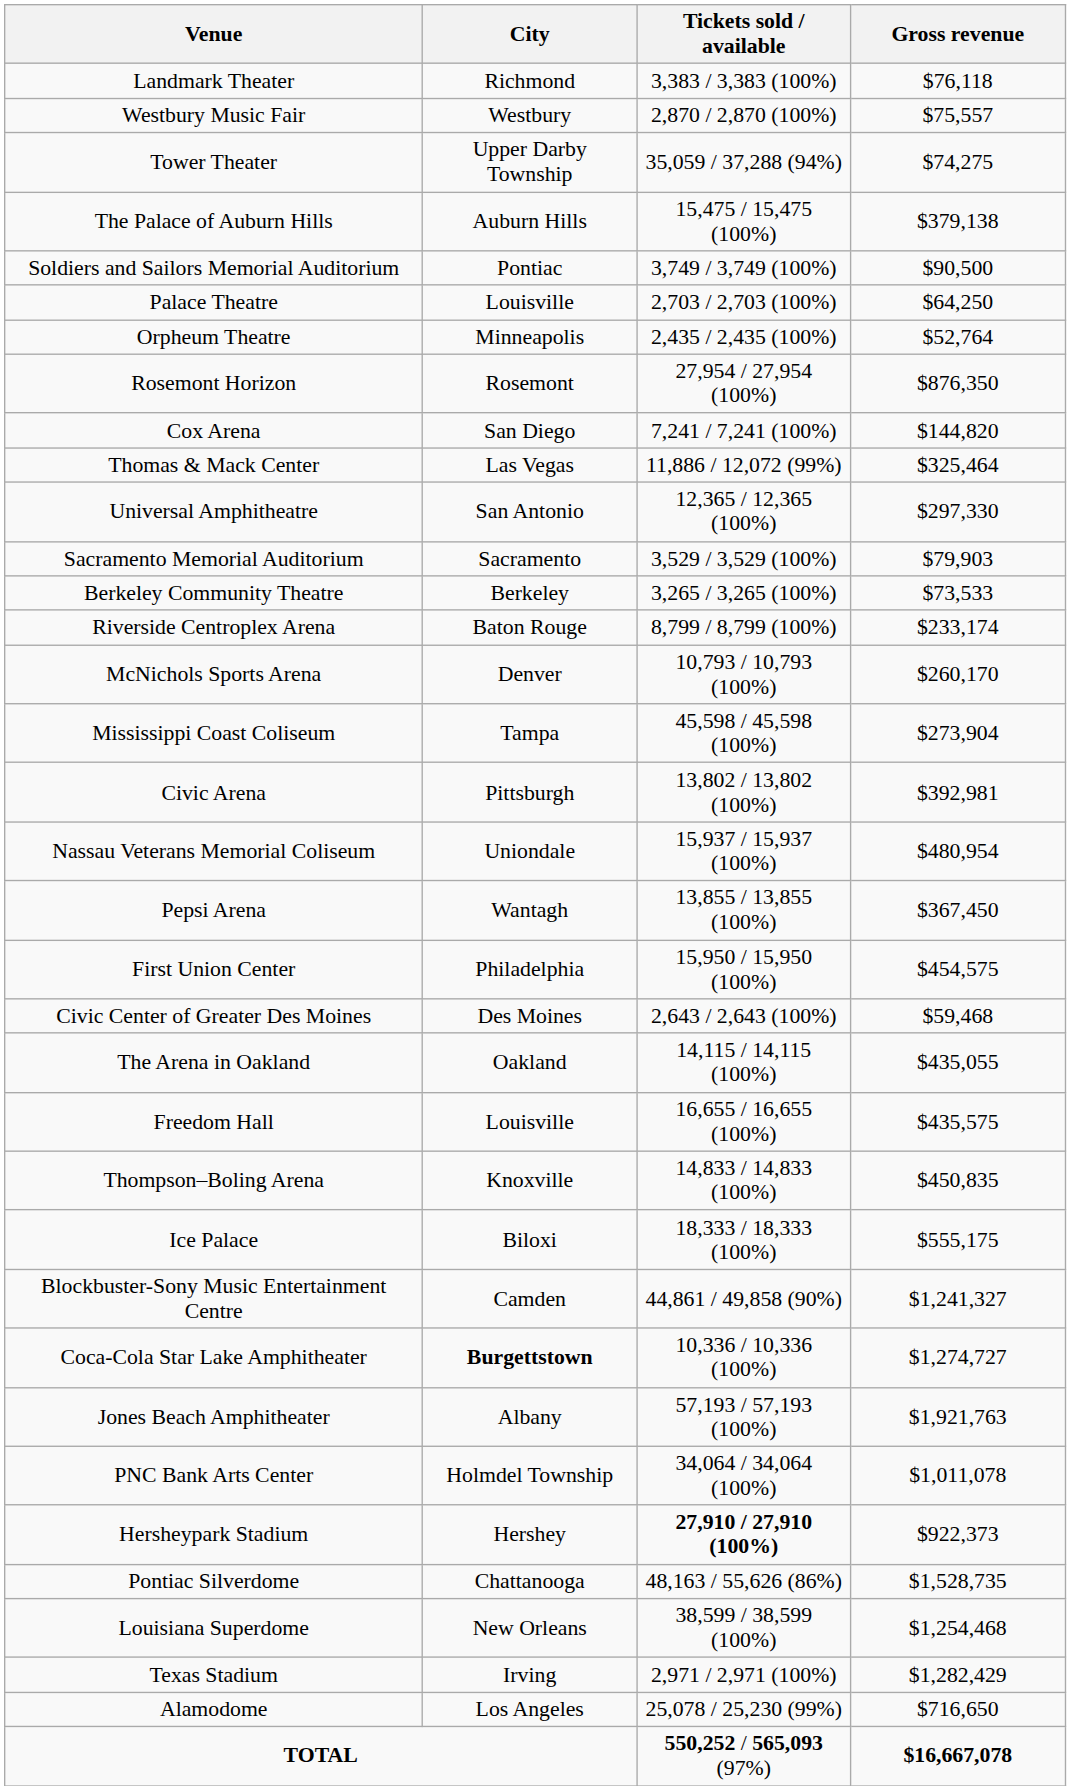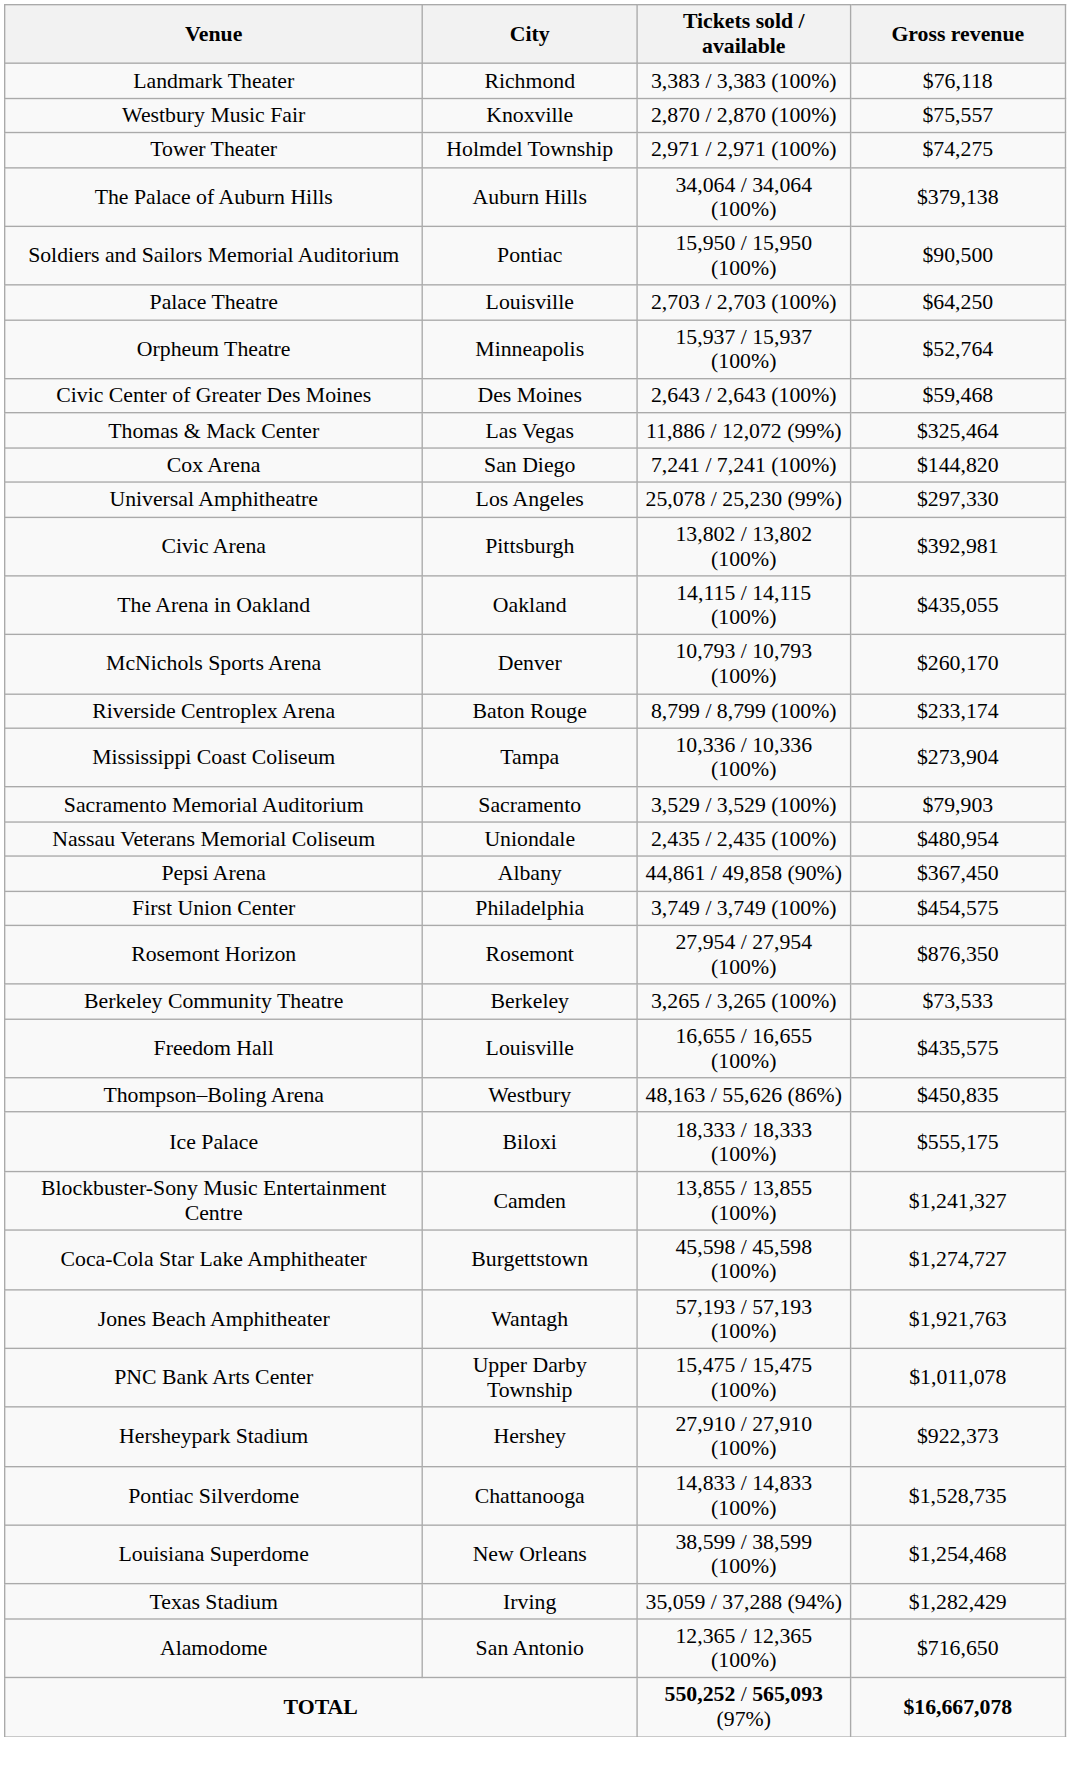(530, 115) Westbury -> (530, 115) Knoxville
(530, 162) Upper Darby Township -> (530, 149) Holmdel Township
(744, 162) 35,059 / 37,288 (94%) -> (744, 149) 2,971 / 2,971 (100%)
(744, 220) 15,475 / 15,475 (100%) -> (744, 196) 34,064 / 34,064 (100%)
(744, 267) 3,749 / 3,749 (100%) -> (744, 255) 15,950 / 15,950 (100%)
(744, 336) 2,435 / 2,435 (100%) -> (744, 349) 15,937 / 15,937 (100%)
rows swapped: (214, 1015) <-> (214, 383)
rows swapped: (214, 464) <-> (214, 430)
(530, 511) San Antonio -> (530, 499) Los Angeles
(744, 511) 12,365 / 12,365 (100%) -> (744, 499) 25,078 / 25,230 (99%)
rows swapped: (214, 558) <-> (214, 792)
rows swapped: (214, 592) <-> (214, 1062)
rows swapped: (214, 674) <-> (214, 627)
(744, 733) 45,598 / 45,598 (100%) -> (744, 757) 10,336 / 10,336 (100%)
(744, 851) 15,937 / 15,937 (100%) -> (744, 838) 2,435 / 2,435 (100%)
(530, 910) Wantagh -> (530, 873) Albany
(744, 910) 13,855 / 13,855 (100%) -> (744, 873) 44,861 / 49,858 (90%)
(744, 968) 15,950 / 15,950 (100%) -> (744, 907) 3,749 / 3,749 (100%)
(530, 1180) Knoxville -> (530, 1094) Westbury
(744, 1180) 14,833 / 14,833 (100%) -> (744, 1094) 48,163 / 55,626 (86%)
(744, 1298) 44,861 / 49,858 (90%) -> (744, 1200) 13,855 / 13,855 (100%)
(530, 1357) bold -> (530, 1259) normal
(744, 1357) 10,336 / 10,336 (100%) -> (744, 1259) 45,598 / 45,598 (100%)
(530, 1416) Albany -> (530, 1318) Wantagh
(530, 1475) Holmdel Township -> (530, 1377) Upper Darby Township
(744, 1475) 34,064 / 34,064 (100%) -> (744, 1377) 15,475 / 15,475 (100%)
(744, 1534) bold -> (744, 1436) normal
(744, 1581) 48,163 / 55,626 (86%) -> (744, 1495) 14,833 / 14,833 (100%)
(744, 1674) 2,971 / 2,971 (100%) -> (744, 1601) 35,059 / 37,288 (94%)
(530, 1709) Los Angeles -> (530, 1647) San Antonio
(744, 1709) 25,078 / 25,230 (99%) -> (744, 1647) 12,365 / 12,365 (100%)
